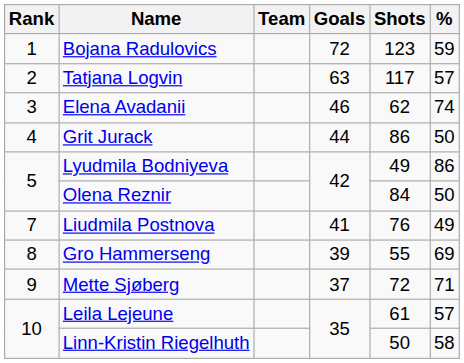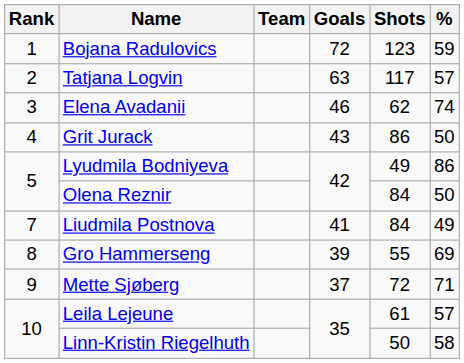(340, 136) 44 -> (340, 136) 43
(400, 225) 76 -> (400, 225) 84
